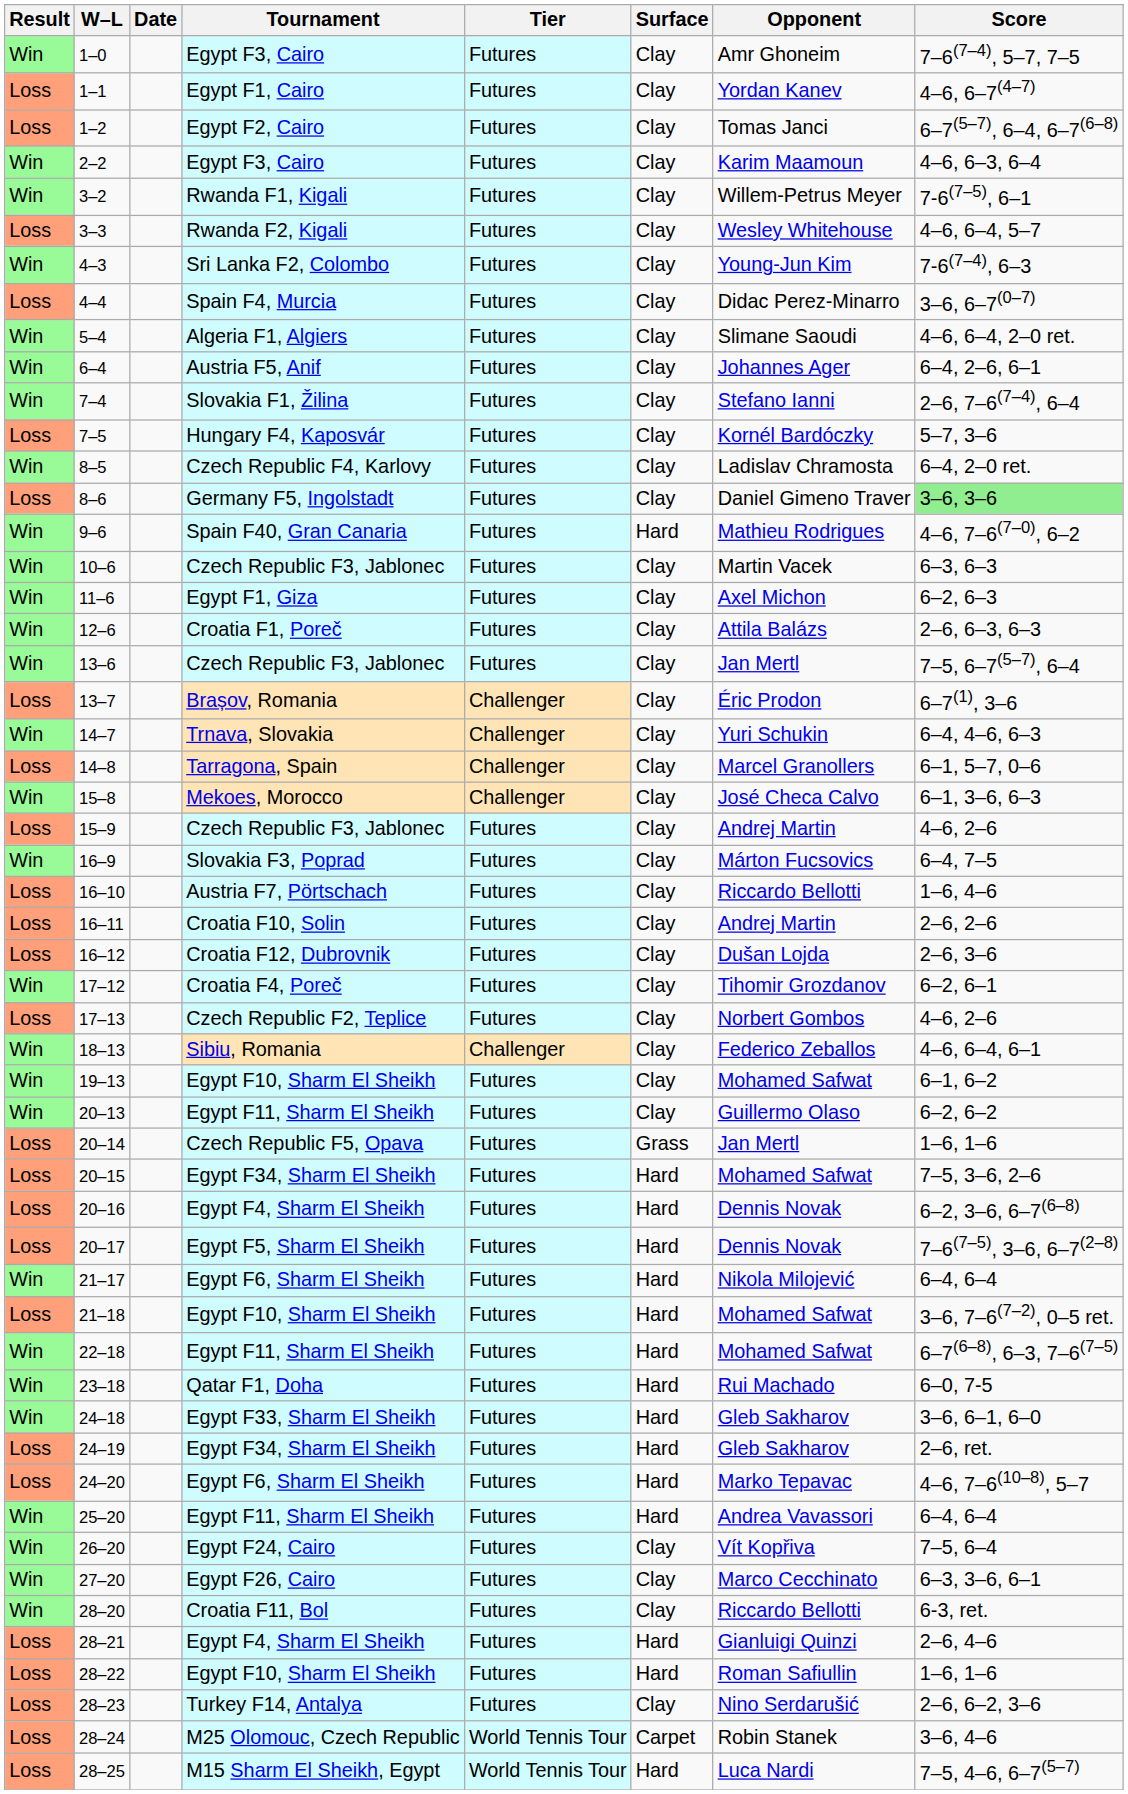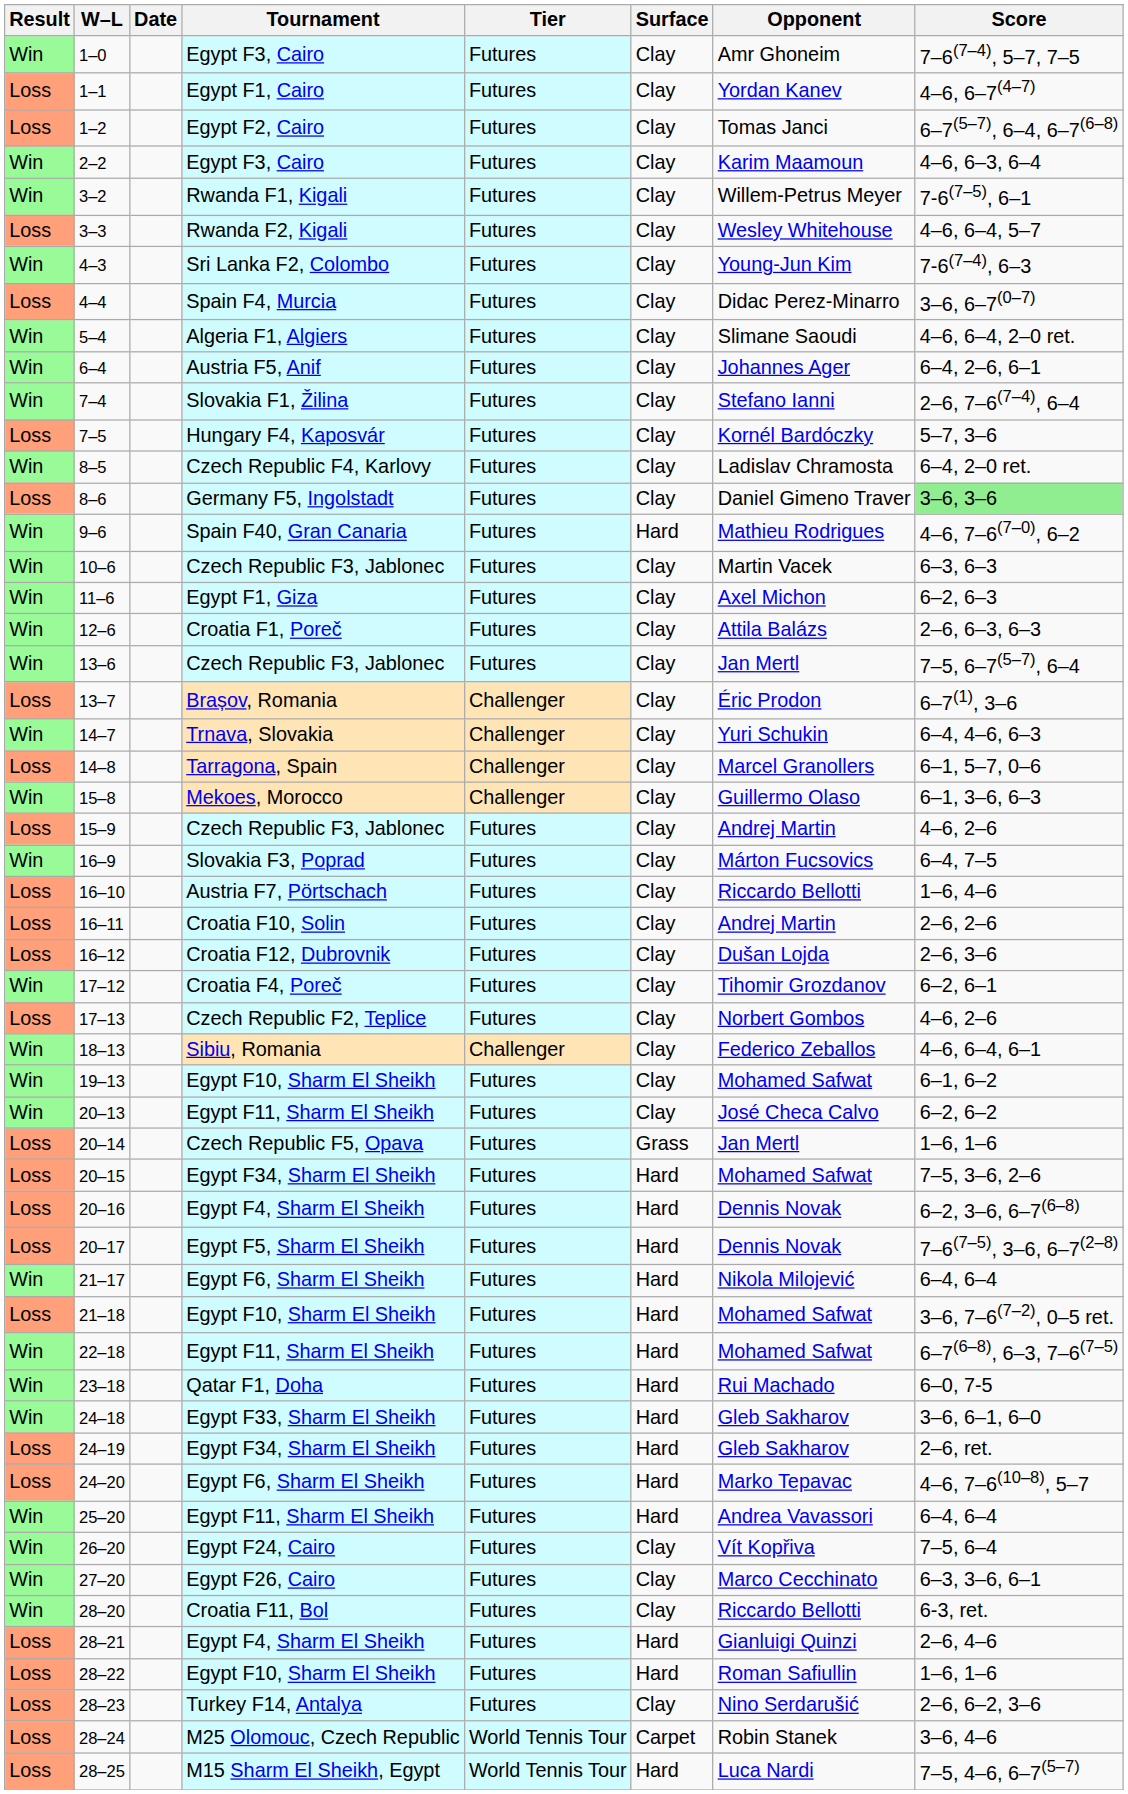(798, 797) José Checa Calvo -> (789, 797) Guillermo Olaso
(789, 1112) Guillermo Olaso -> (798, 1112) José Checa Calvo
